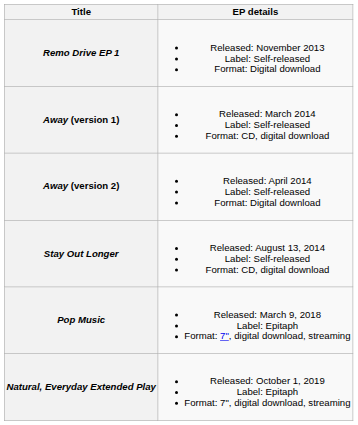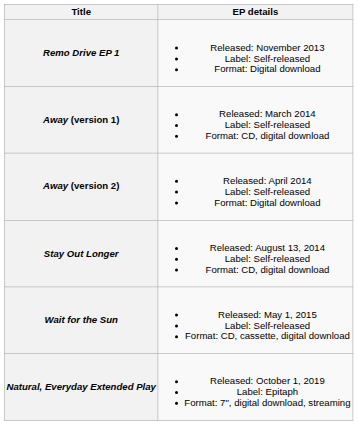+ row: (81, 320)
- row: (81, 320)
